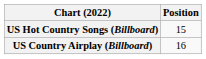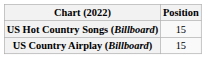(181, 45) 16 -> (181, 45) 15
